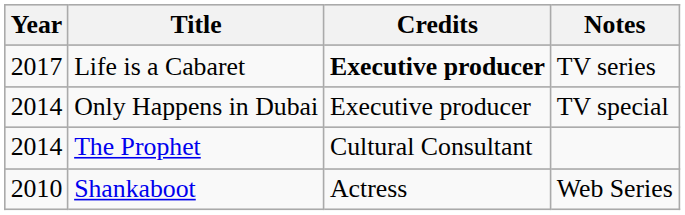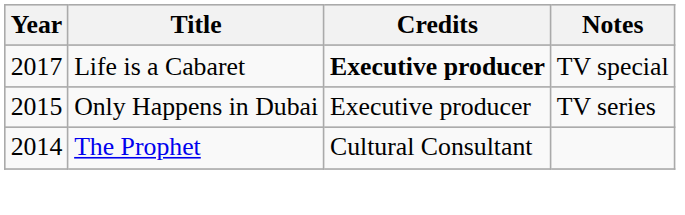(606, 65) TV series -> (613, 65) TV special
(37, 106) 2014 -> (37, 106) 2015
(613, 106) TV special -> (606, 106) TV series
- row: (135, 188)
